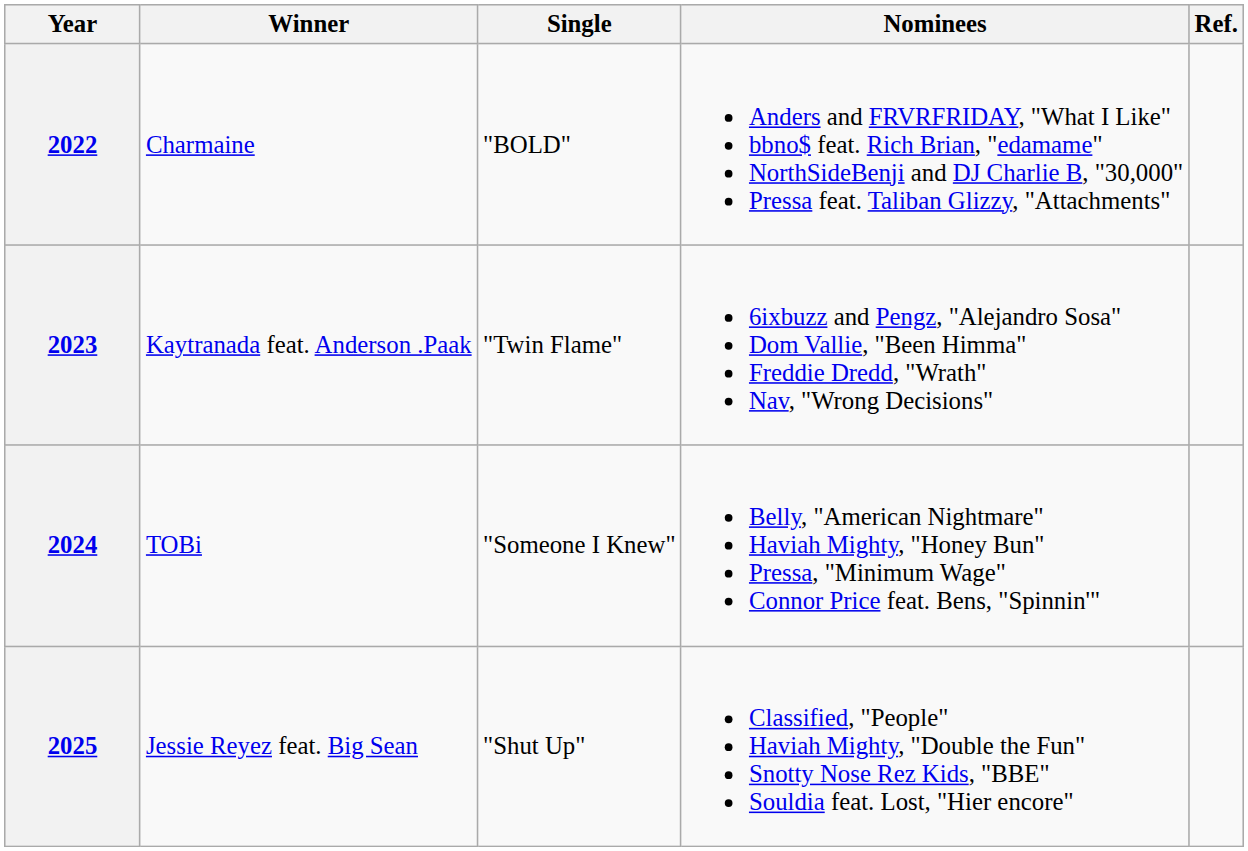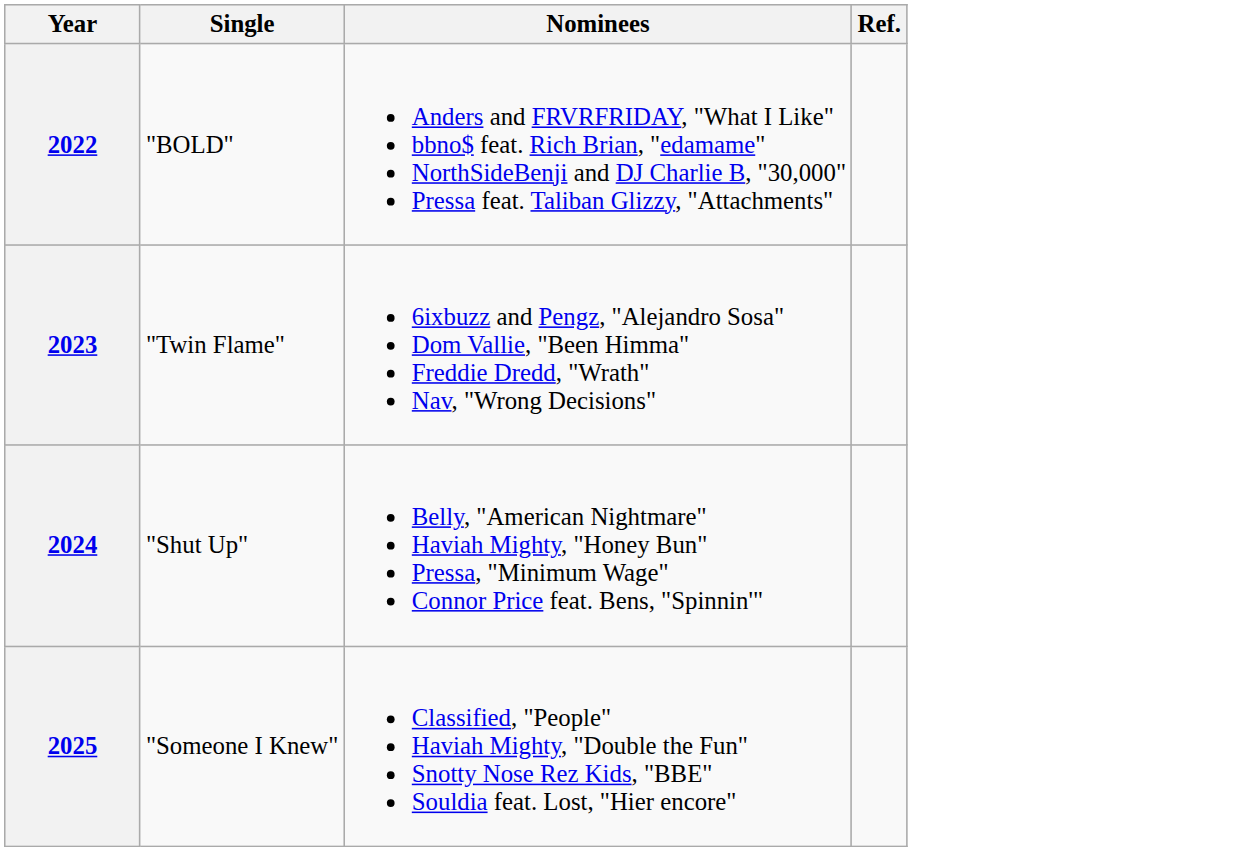- column: (309, 24)
(579, 545) "Someone I Knew" -> (197, 545) "Shut Up"
(534, 745) "Shut Up" -> (242, 745) "Someone I Knew"
